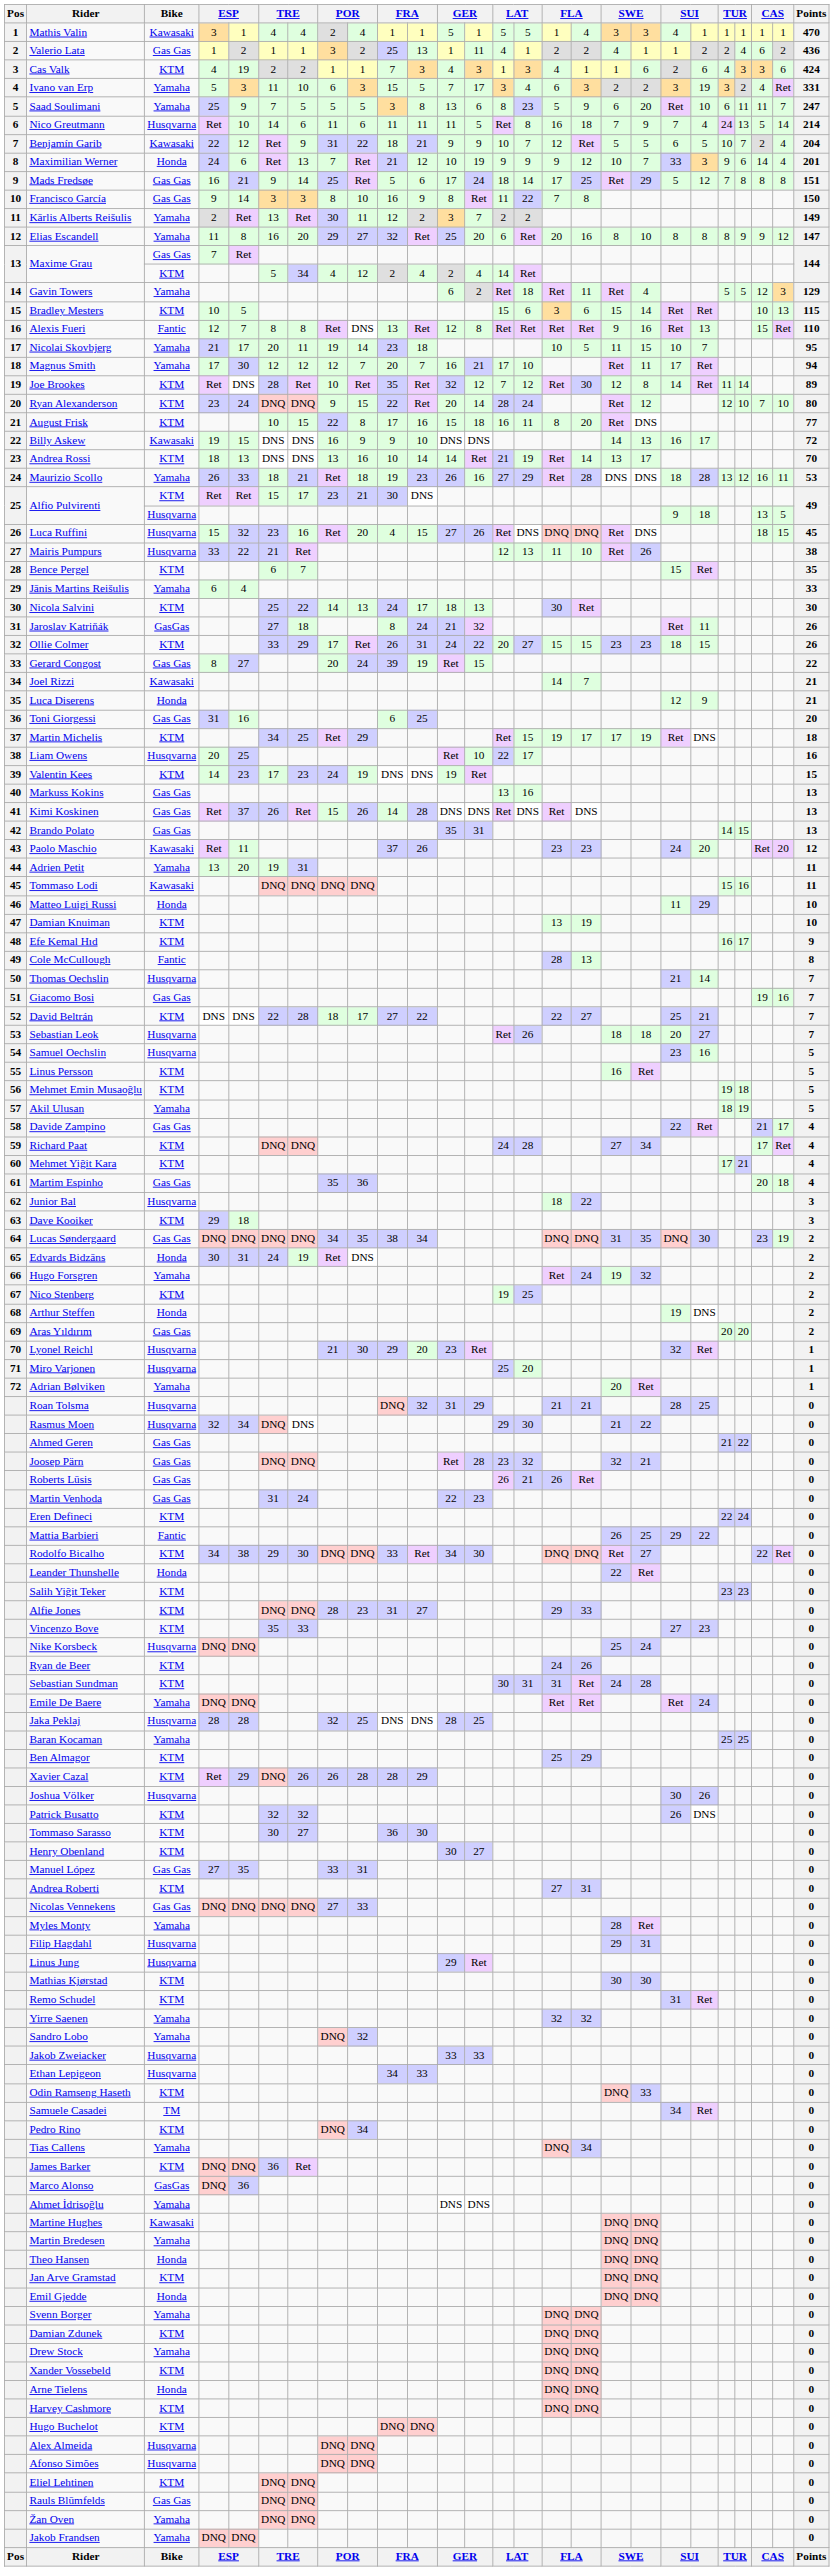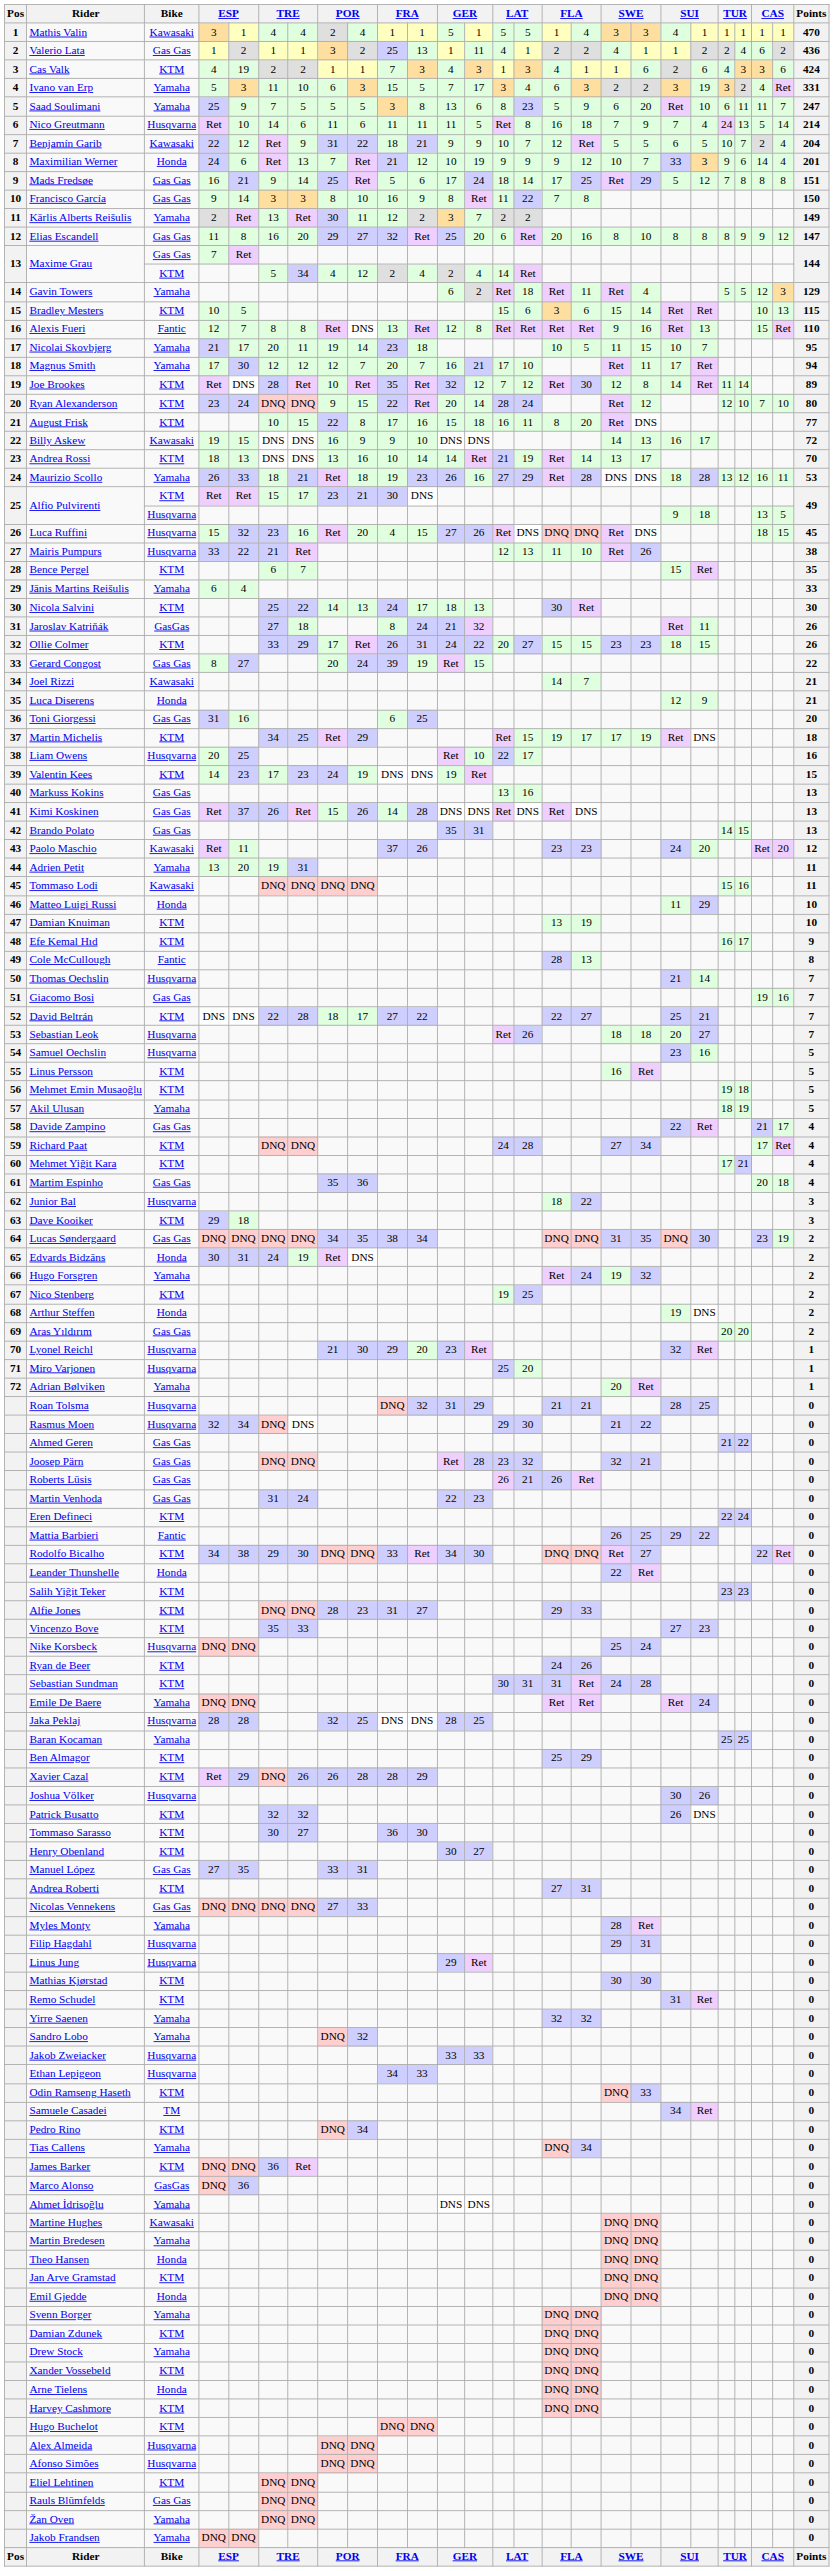(172, 236) Yamaha -> (172, 236) Gas Gas
